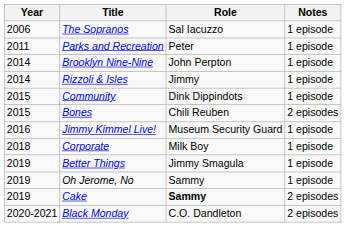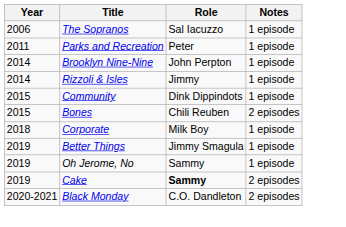- row: (109, 130)
